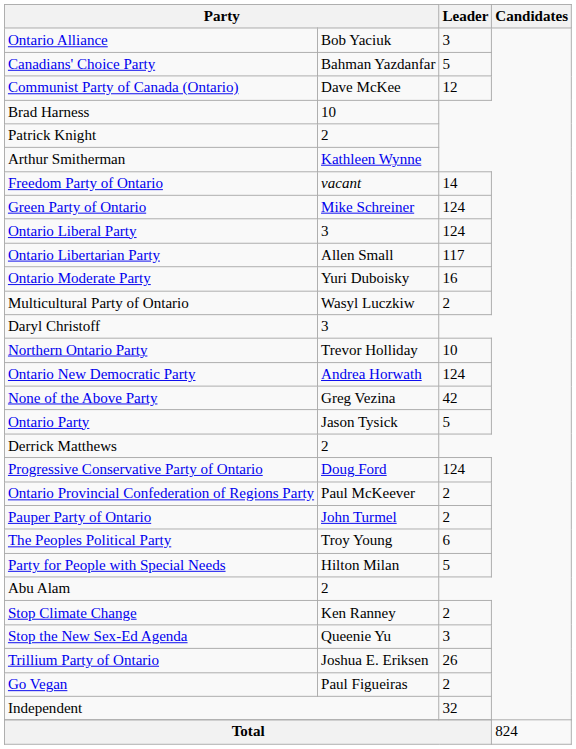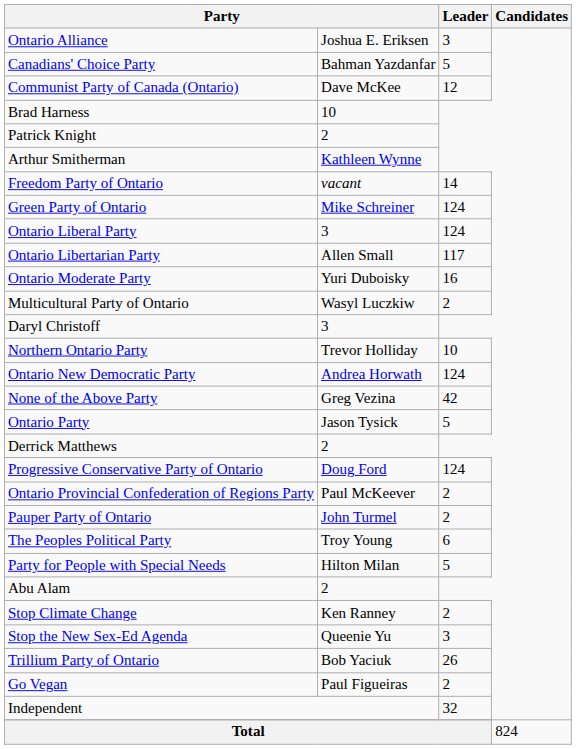(356, 40) Bob Yaciuk -> (375, 40) Joshua E. Eriksen
(375, 660) Joshua E. Eriksen -> (356, 660) Bob Yaciuk
